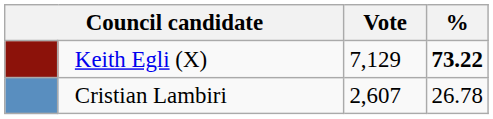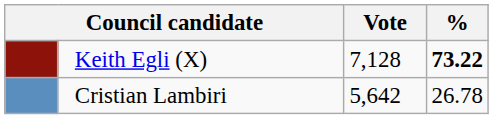(375, 58) 7,129 -> (375, 58) 7,128
(375, 95) 2,607 -> (375, 95) 5,642
